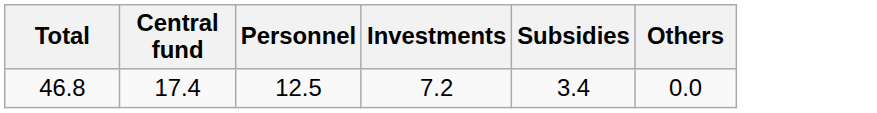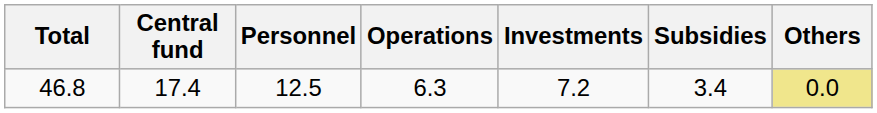+ column: (430, 36)
(685, 88) no background -> (822, 88) khaki background
